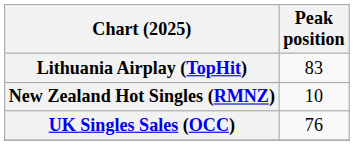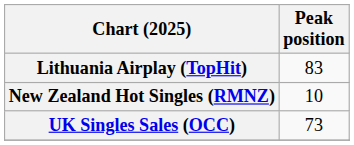(314, 125) 76 -> (314, 125) 73
